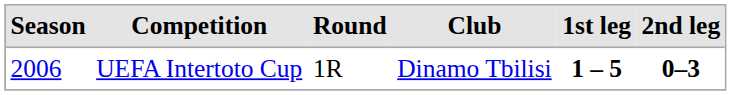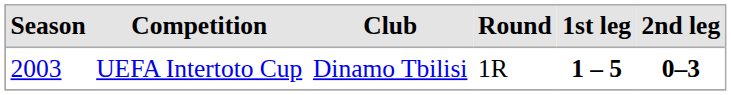columns swapped: (350, 25) <-> (474, 25)
(36, 68) 2006 -> (36, 68) 2003
